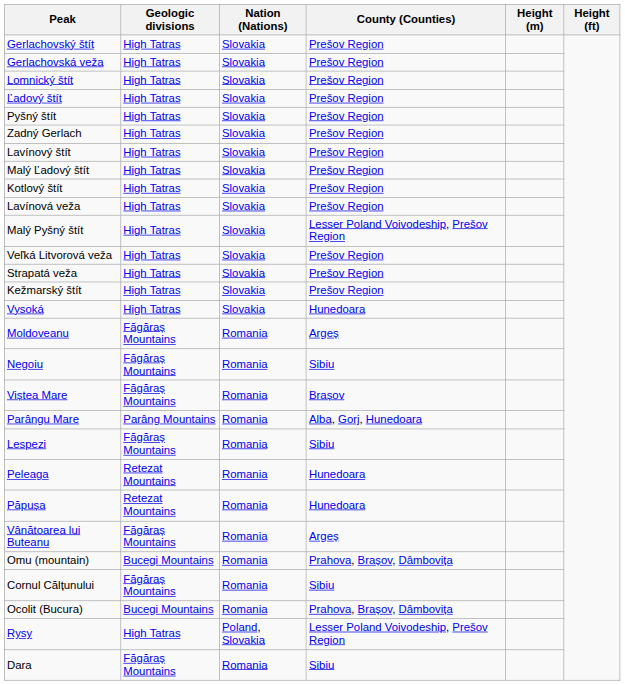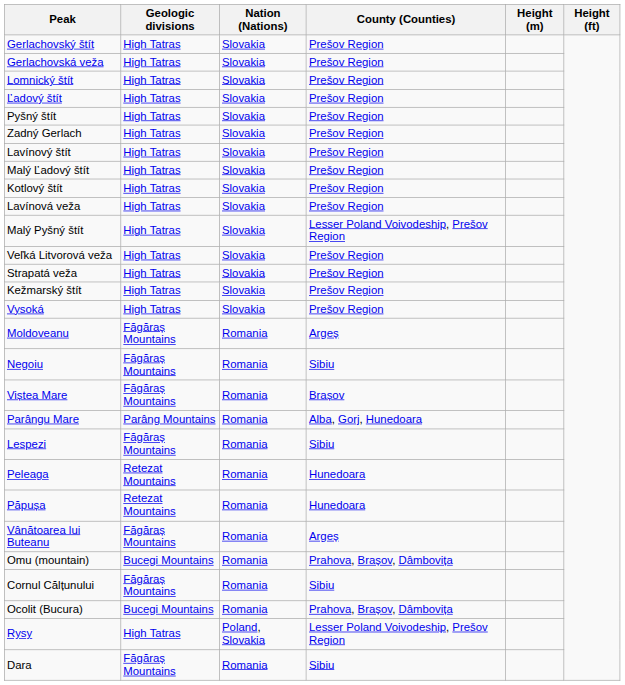(337, 309) Hunedoara -> (346, 309) Prešov Region
